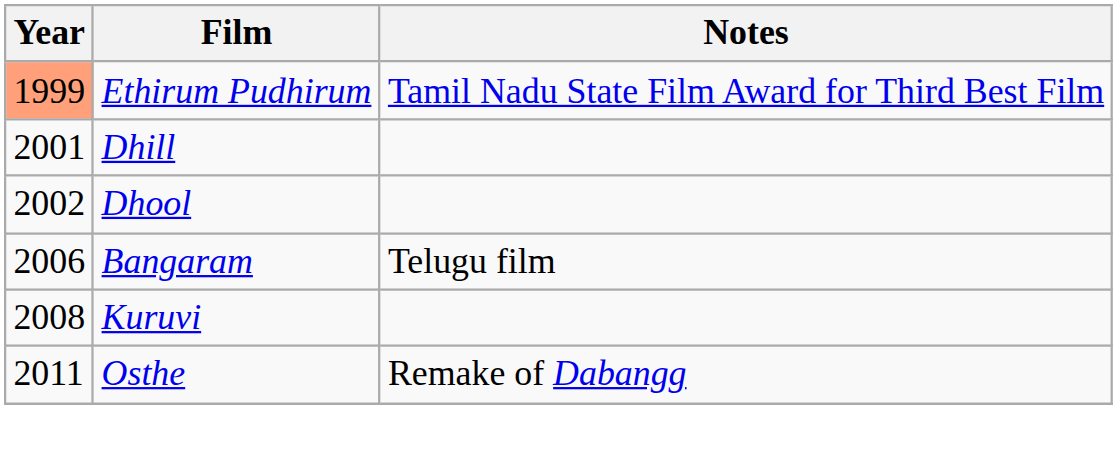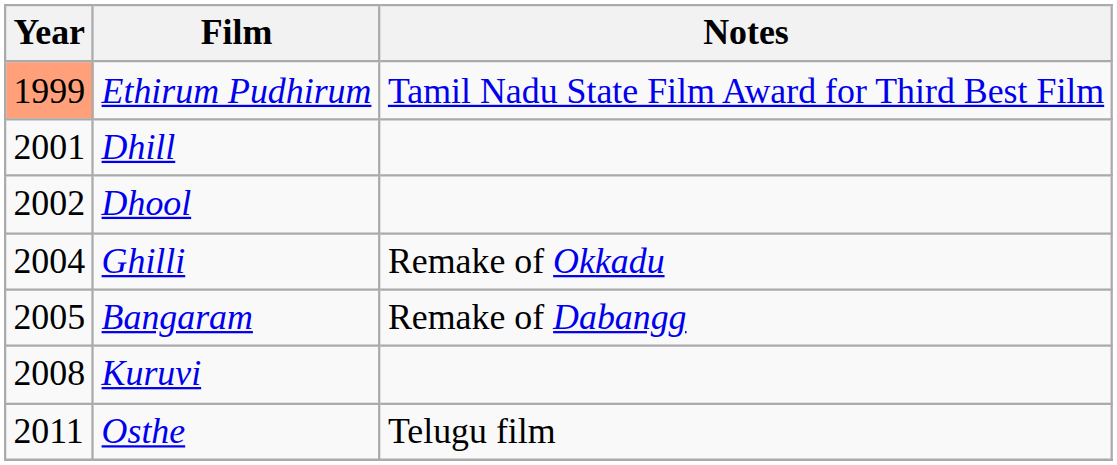+ row: (143, 260)
(49, 260) 2006 -> (49, 317) 2005
(472, 260) Telugu film -> (537, 317) Remake of Dabangg
(537, 373) Remake of Dabangg -> (472, 430) Telugu film
